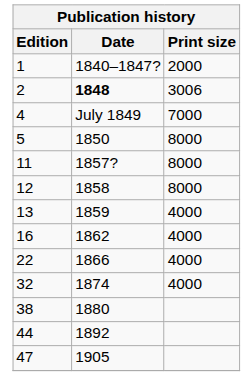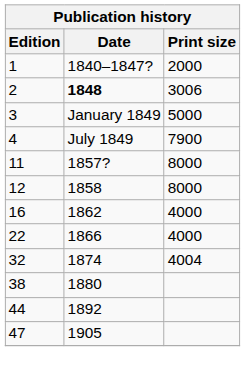+ row: (13, 114)
(185, 114) 7000 -> (185, 138) 7900
- row: (20, 138)
- row: (25, 211)
(185, 284) 4000 -> (185, 260) 4004
